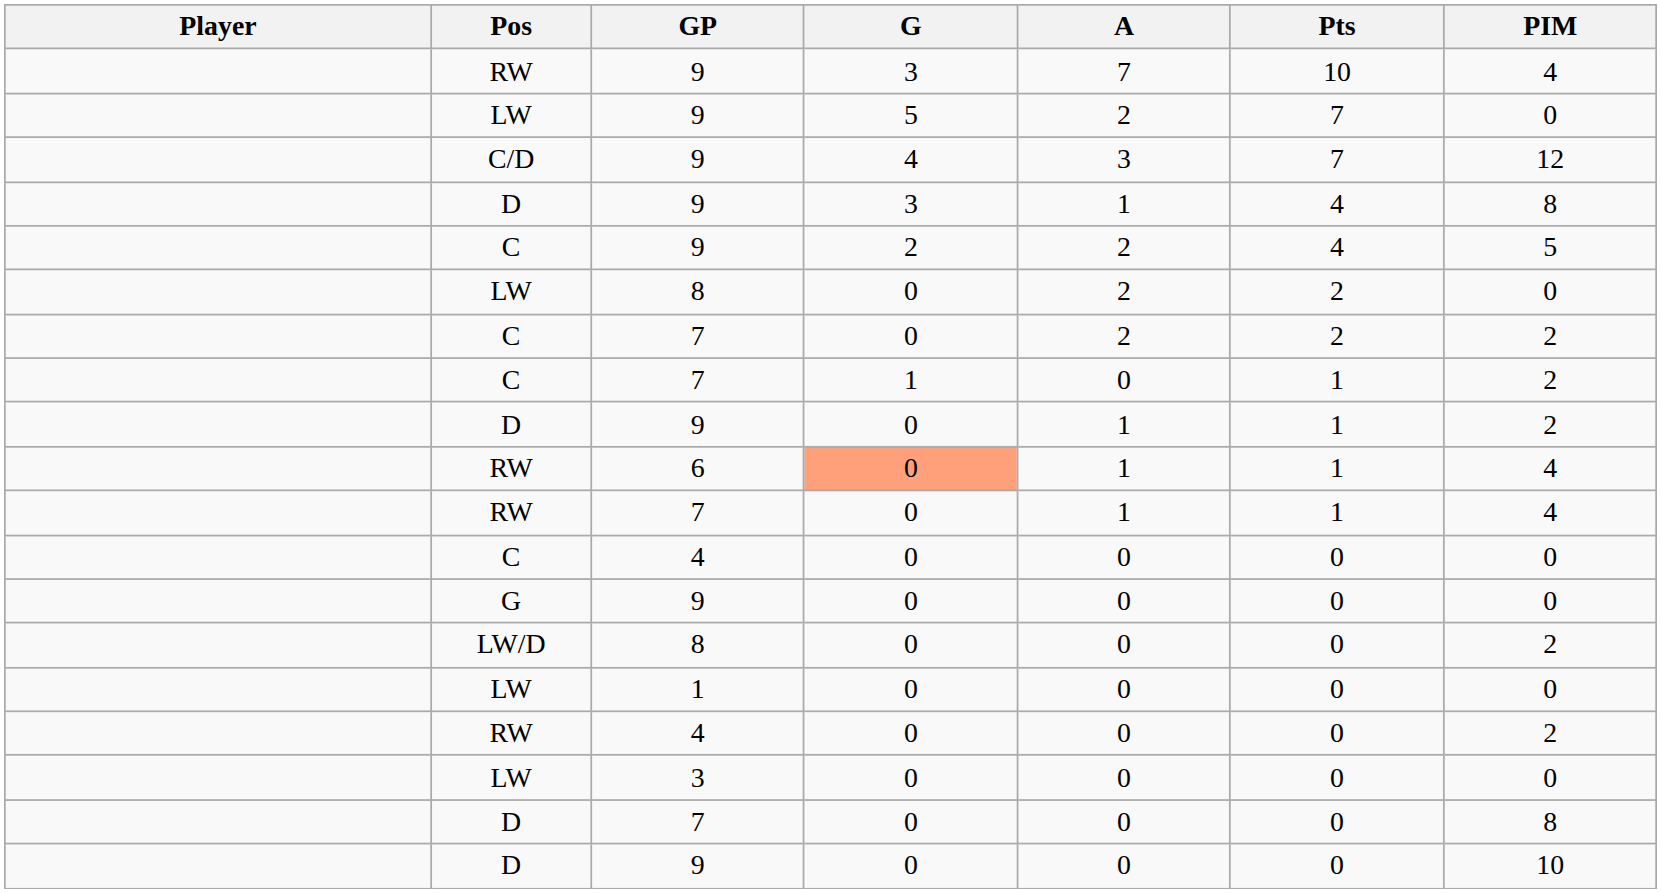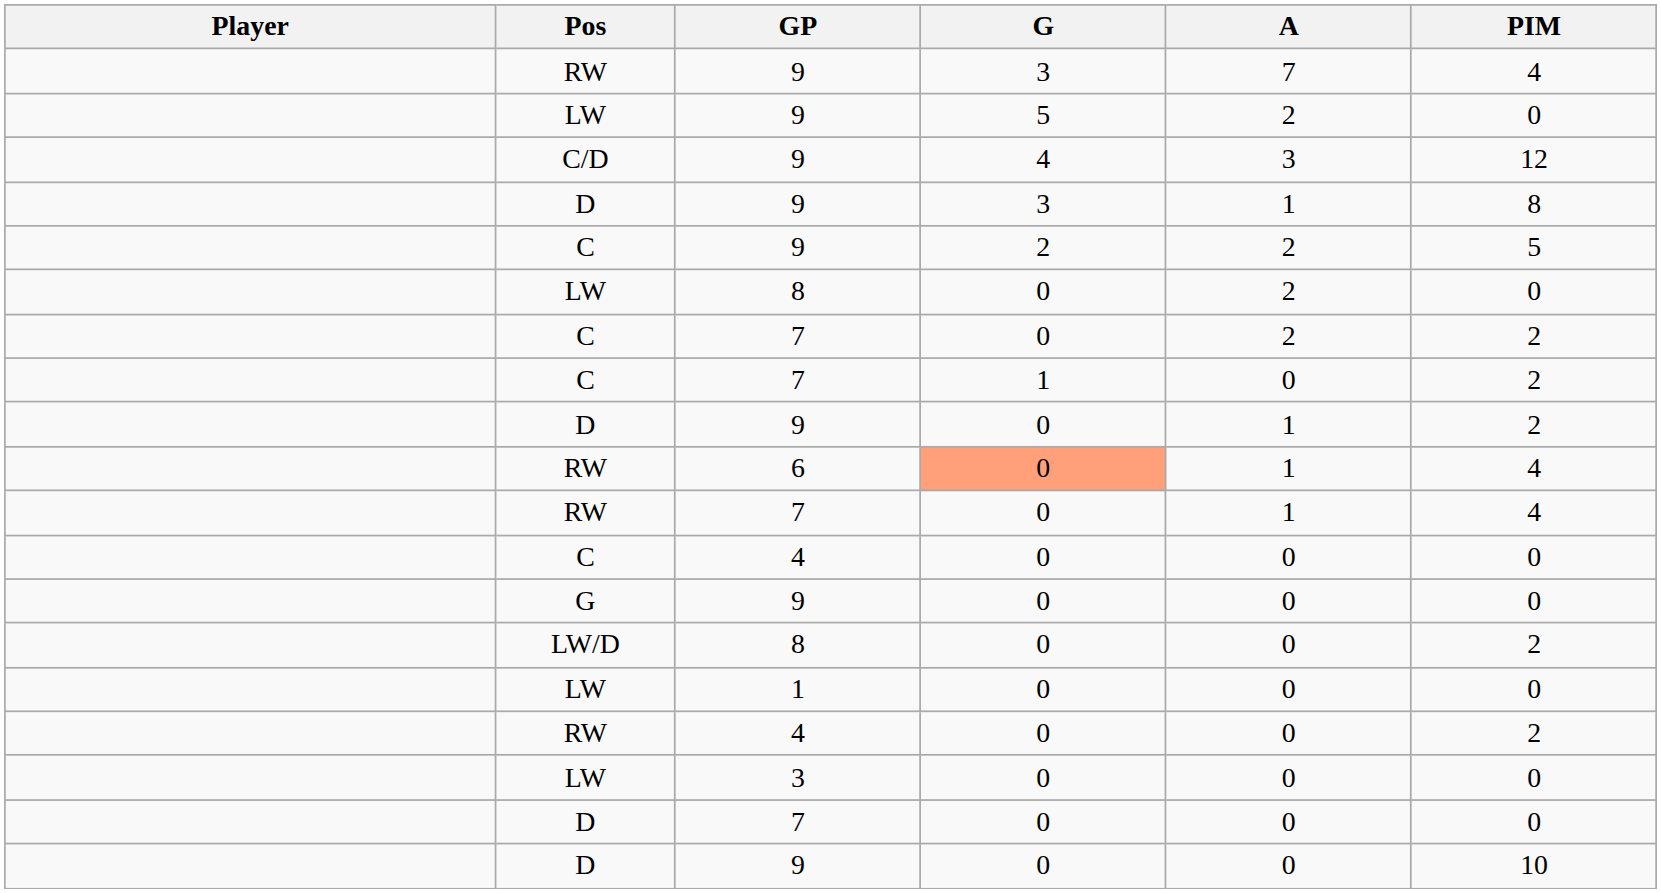- column: (1337, 26)
(1550, 821) 8 -> (1534, 821) 0
